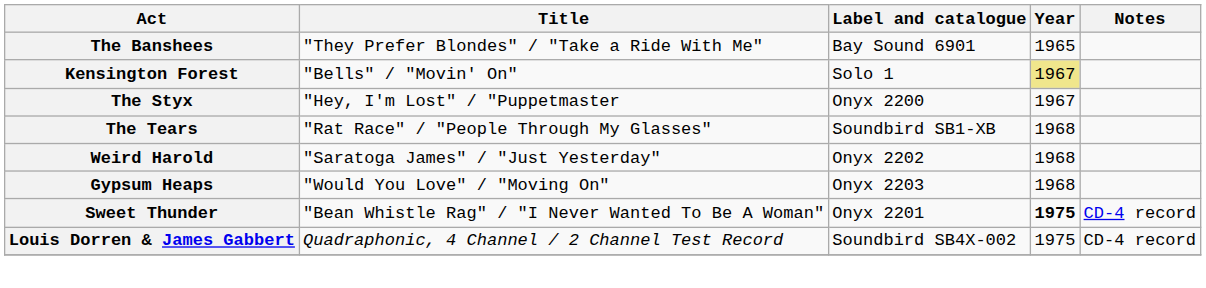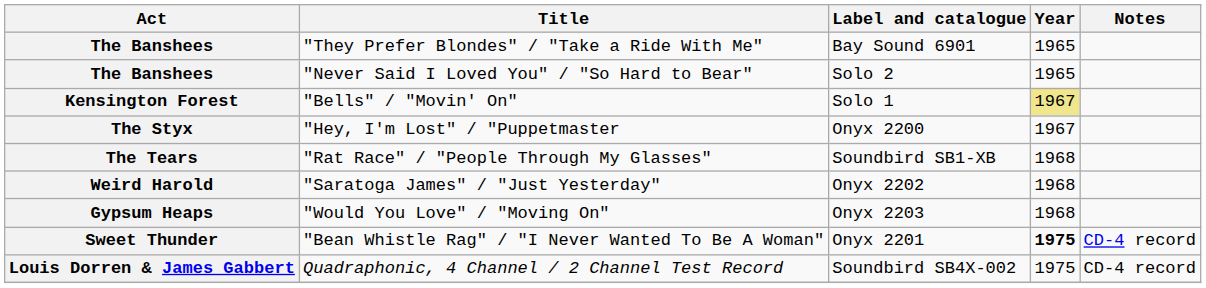+ row: (528, 74)
